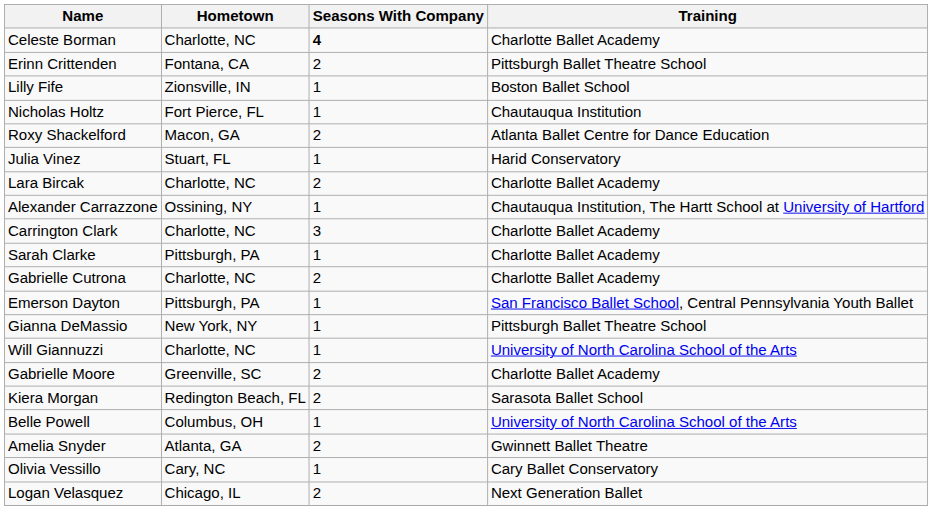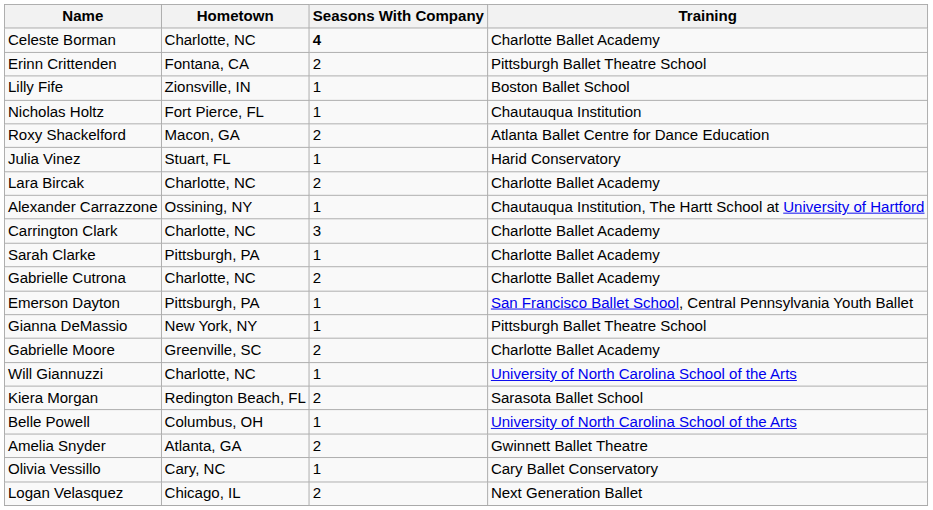rows swapped: (56, 350) <-> (61, 374)
